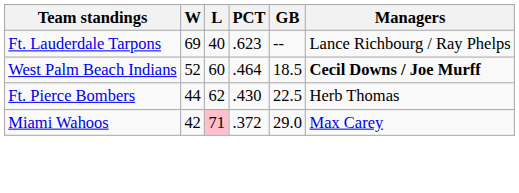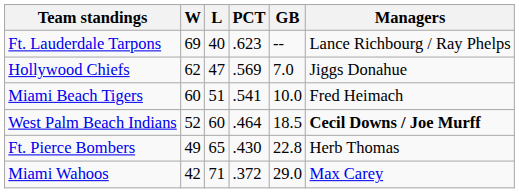+ row: (69, 69)
+ row: (76, 95)
(193, 95) 44 -> (193, 148) 49
(217, 95) 62 -> (217, 148) 65
(288, 95) 22.5 -> (288, 148) 22.8
(217, 122) pink background -> (217, 174) no background
